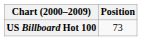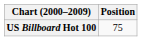(118, 28) 73 -> (118, 28) 75
